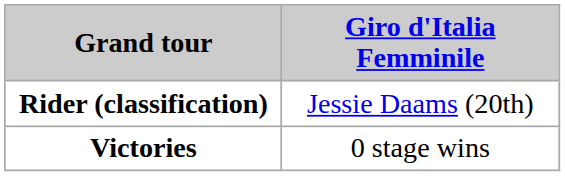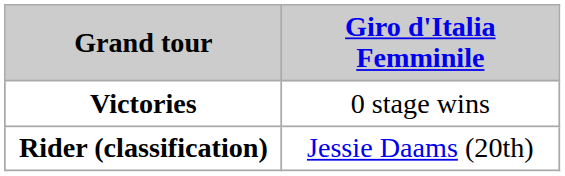rows swapped: (143, 103) <-> (143, 147)
